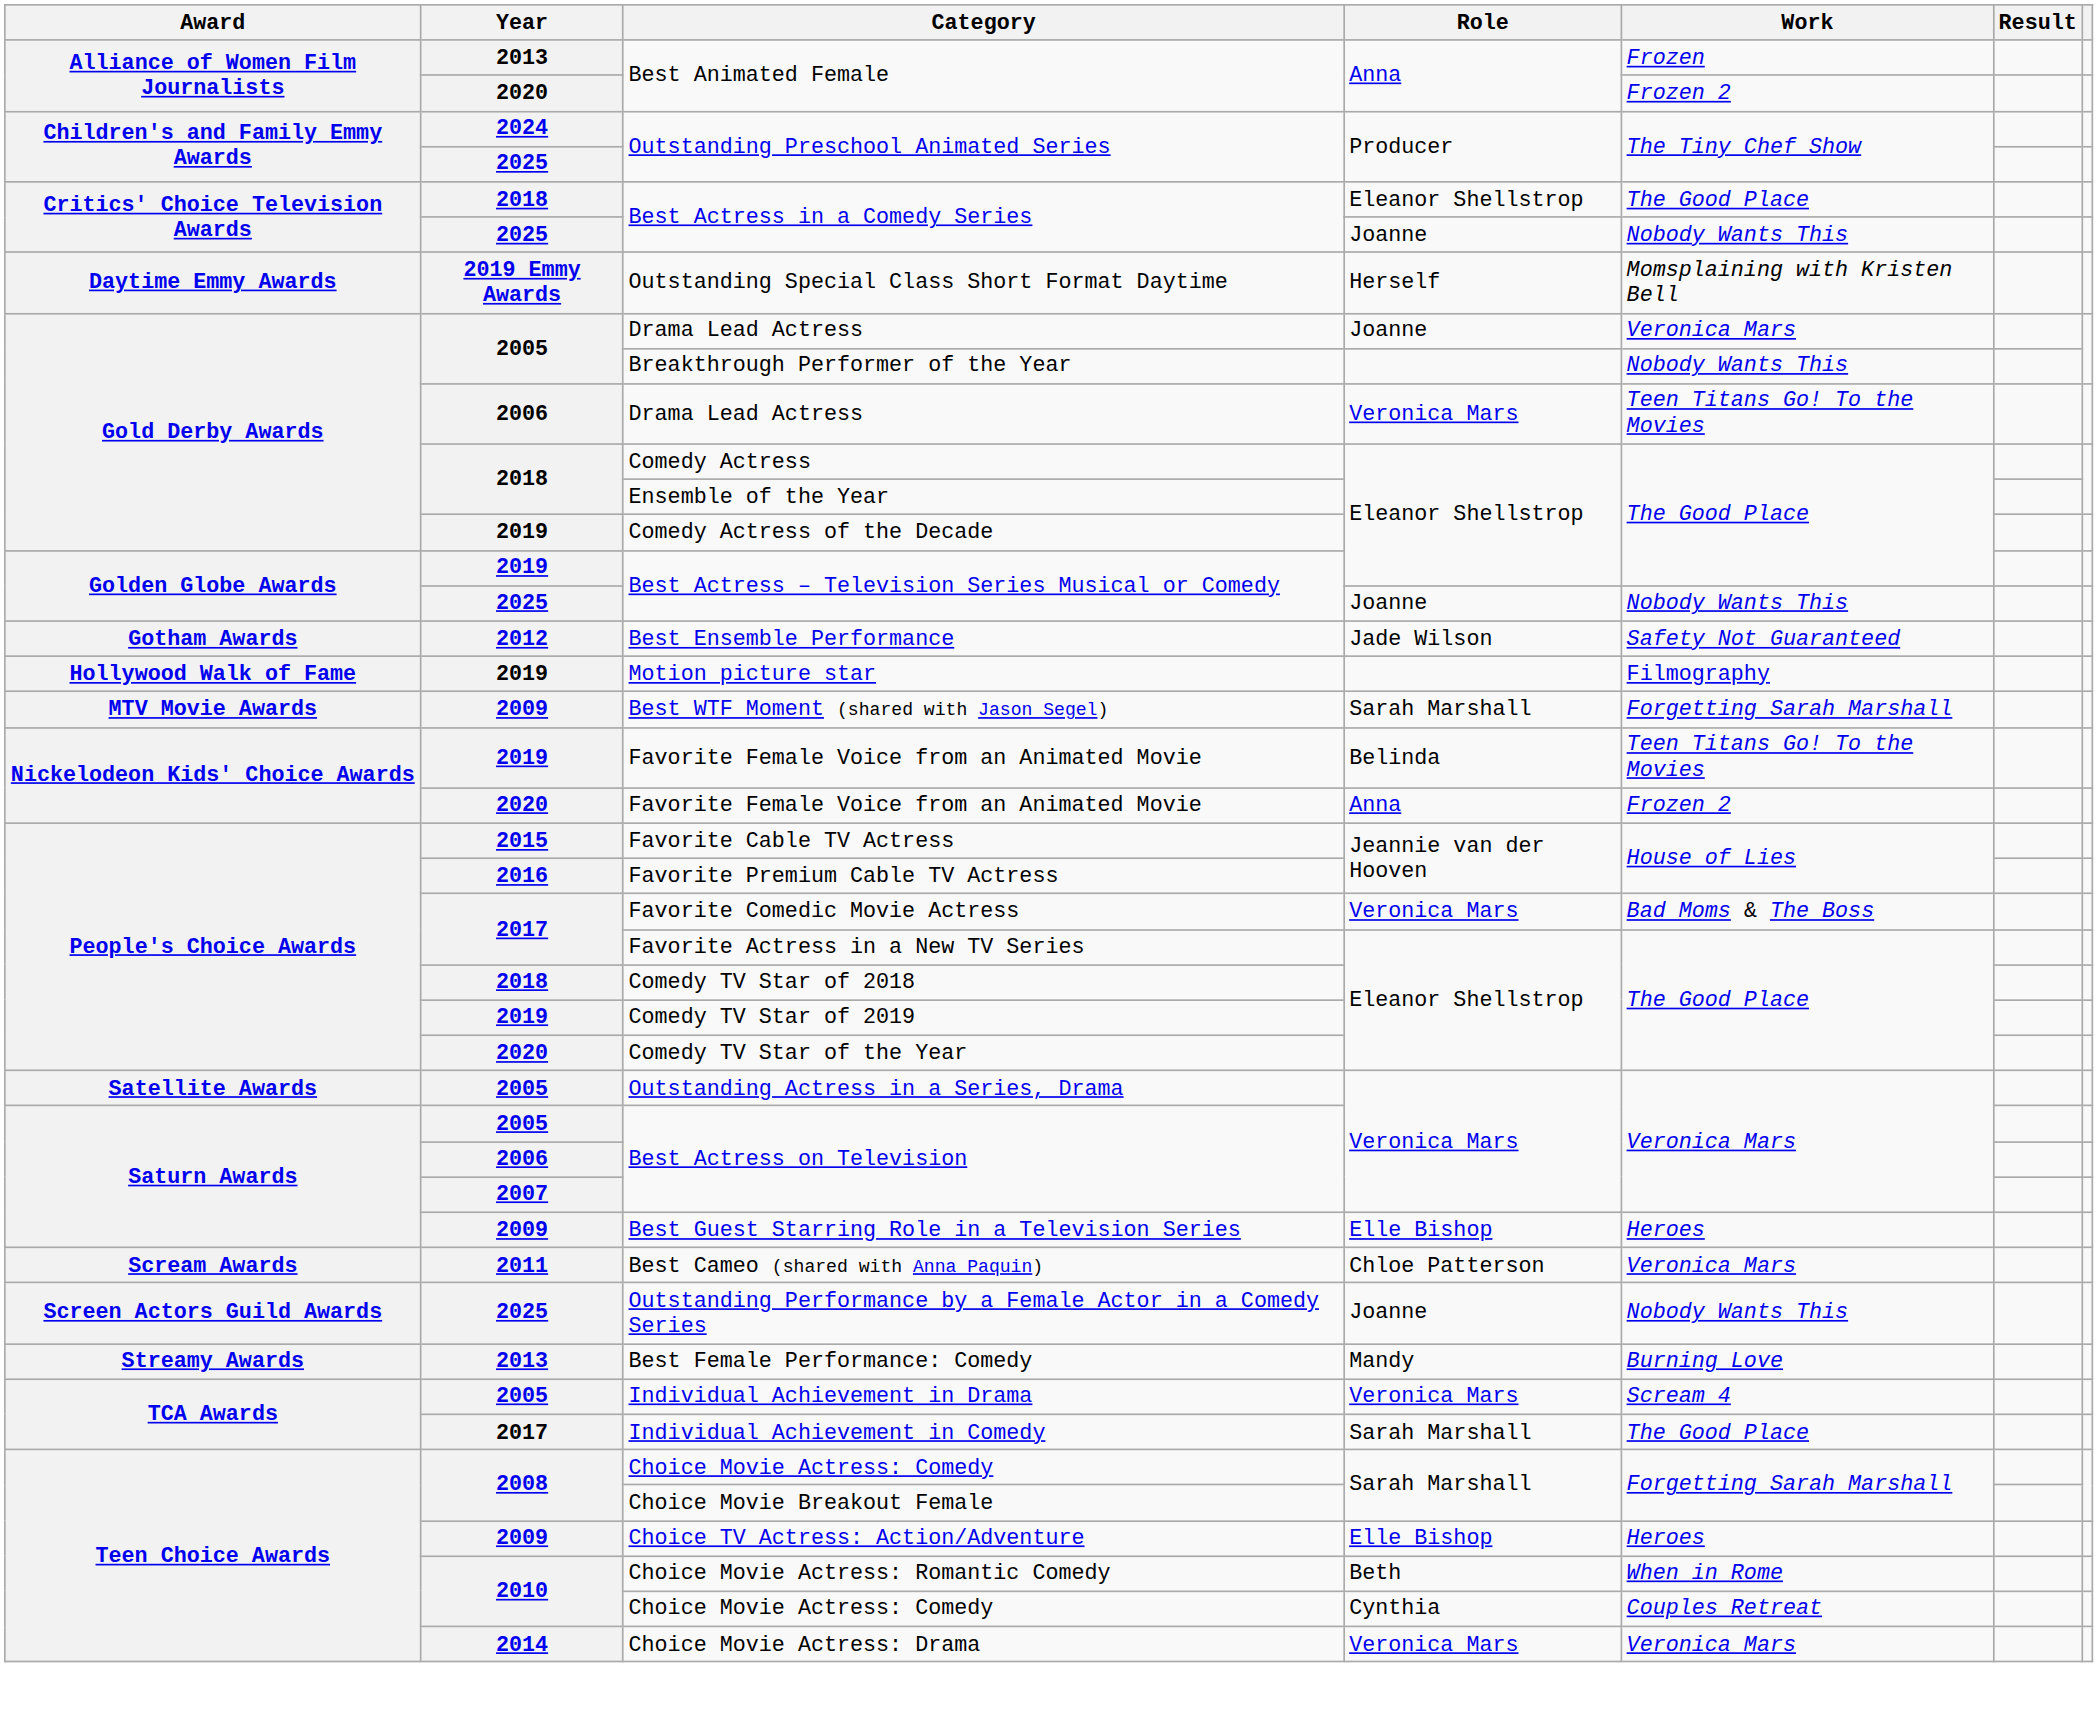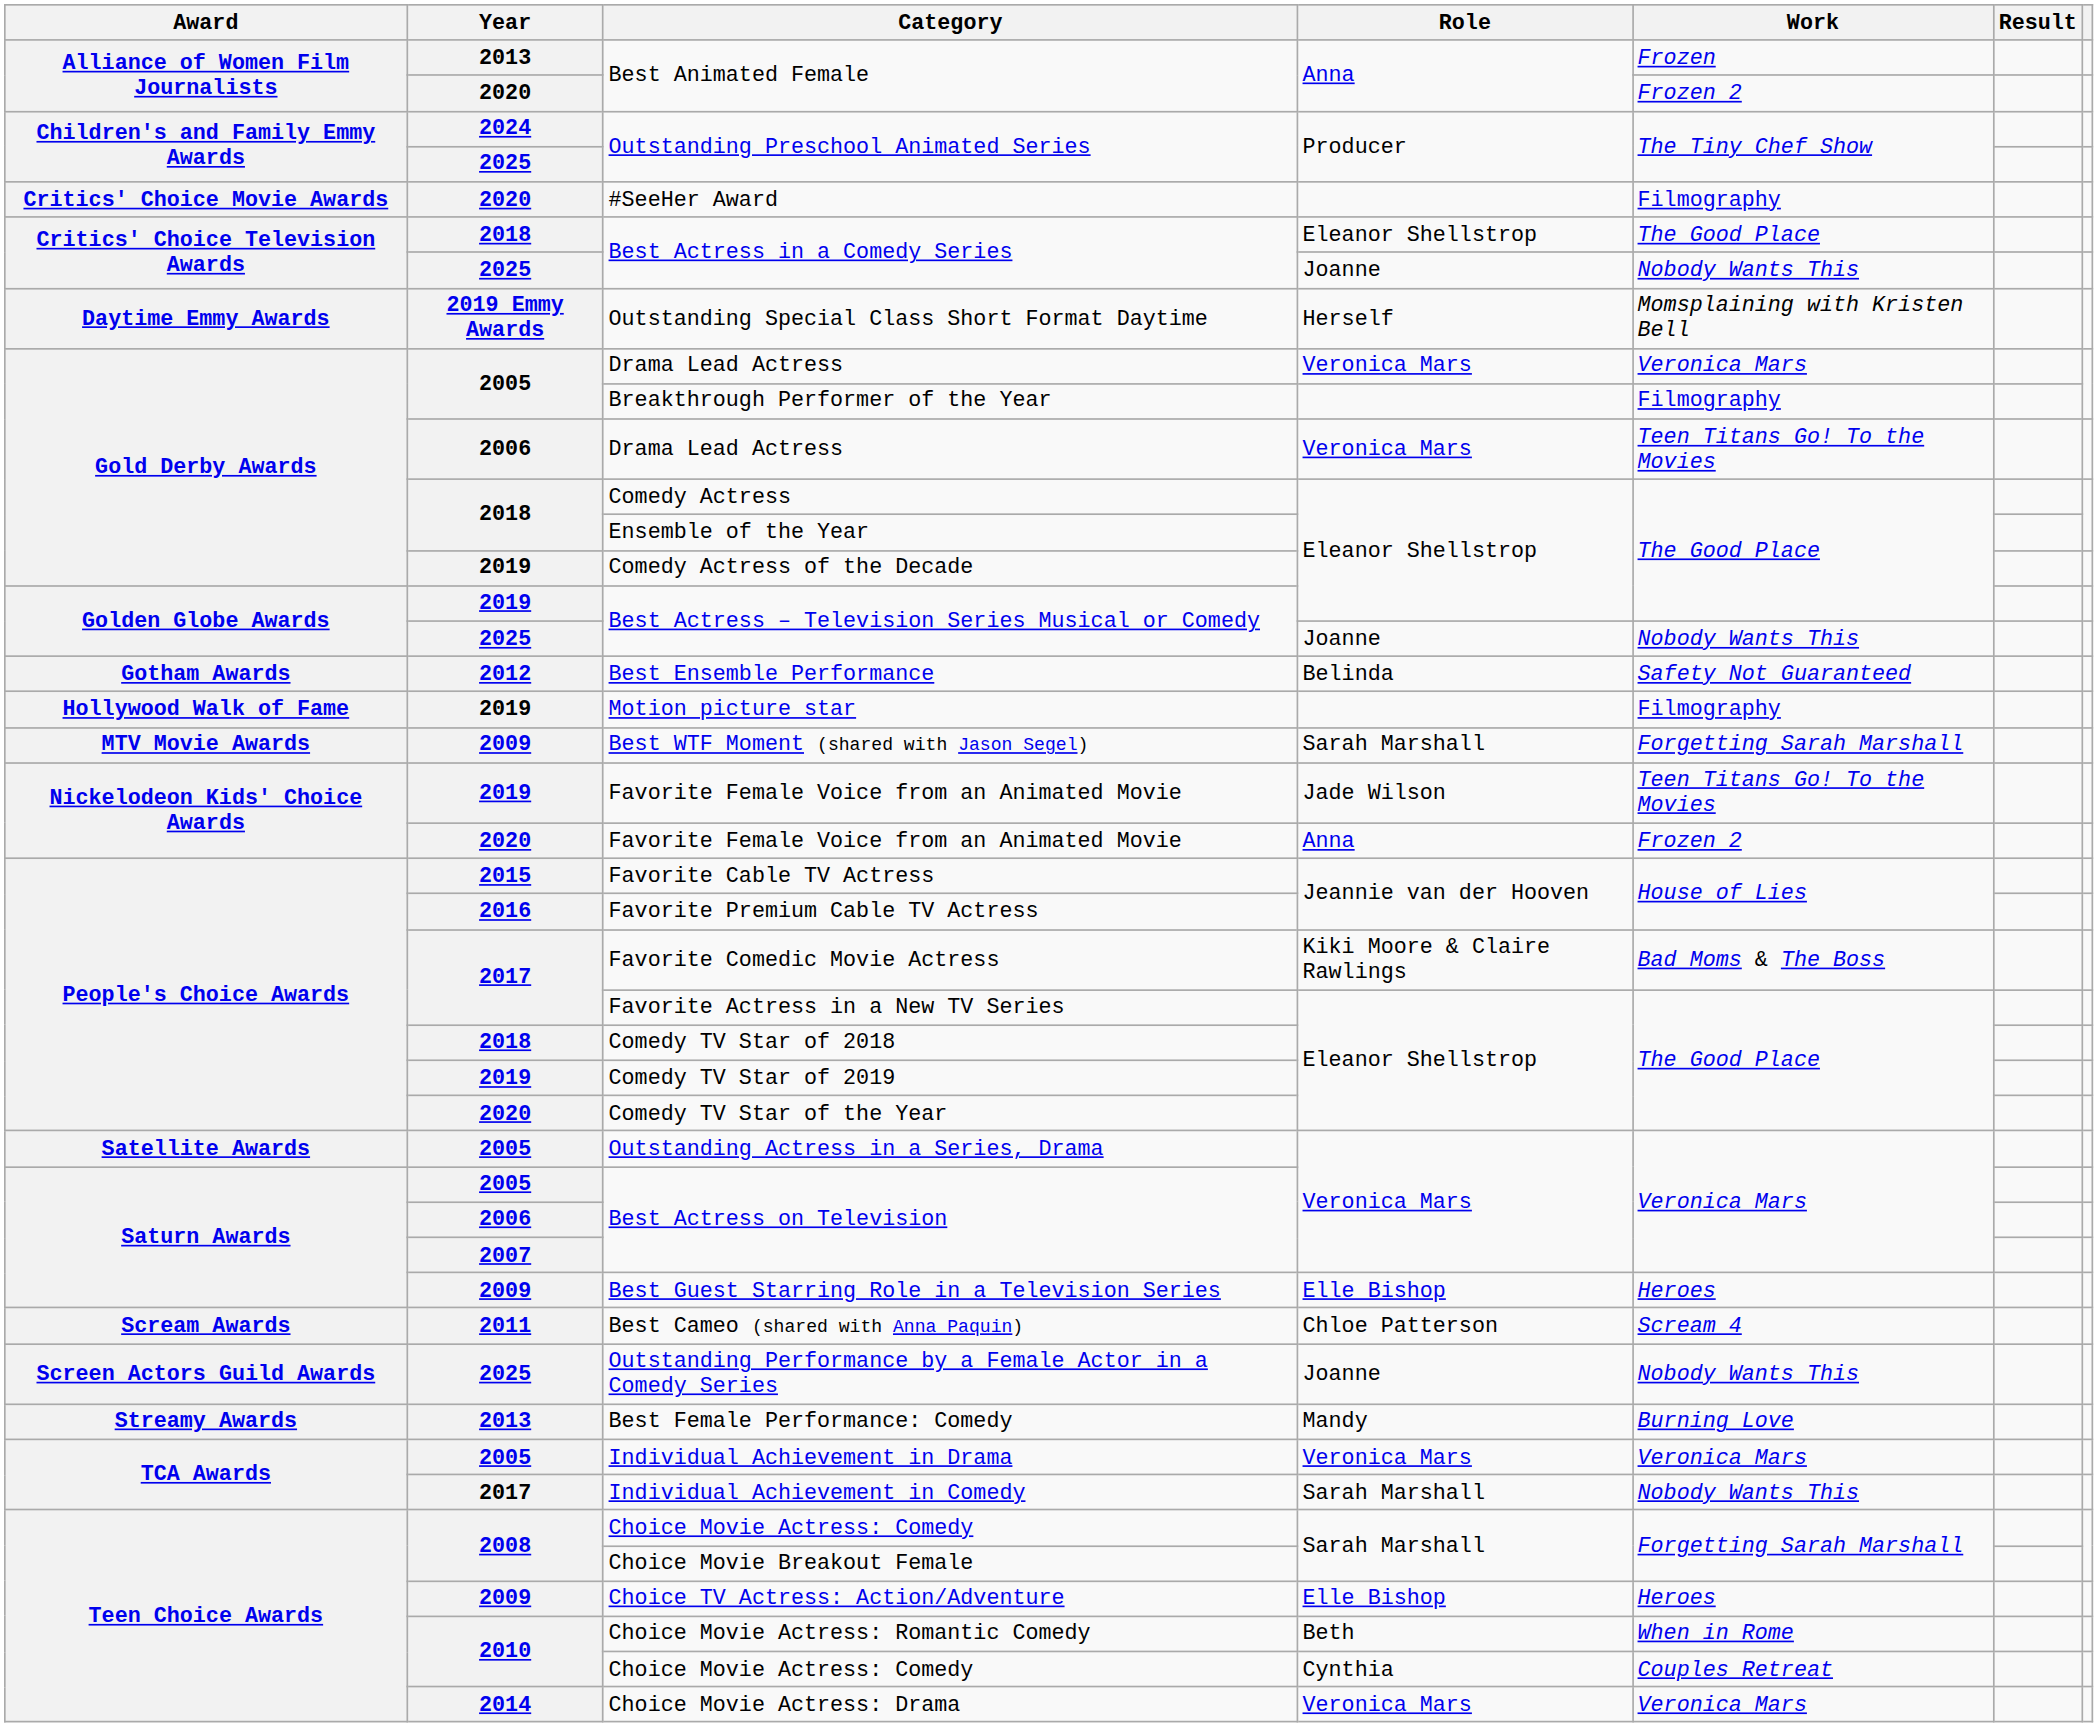+ row: (505, 199)
(1388, 331) Joanne -> (1387, 366) Veronica Mars
(1737, 366) Nobody Wants This -> (1709, 401) Filmography
(1421, 639) Jade Wilson -> (1348, 674) Belinda
(1395, 757) Belinda -> (1374, 793) Jade Wilson
(1434, 911) Veronica Mars -> (1426, 959) Kiki Moore & Claire Rawlings
(1711, 1265) Veronica Mars -> (1690, 1326) Scream 4
(1679, 1397) Scream 4 -> (1722, 1457) Veronica Mars
(1718, 1432) The Good Place -> (1748, 1492) Nobody Wants This
